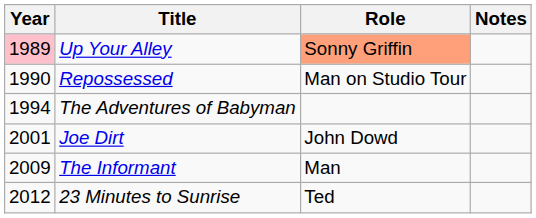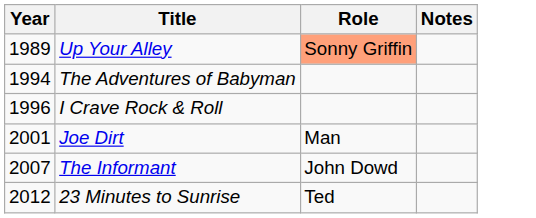(30, 49) pink background -> (30, 49) no background
- row: (116, 78)
+ row: (141, 108)
(351, 138) John Dowd -> (323, 138) Man
(30, 167) 2009 -> (30, 167) 2007
(323, 167) Man -> (351, 167) John Dowd
